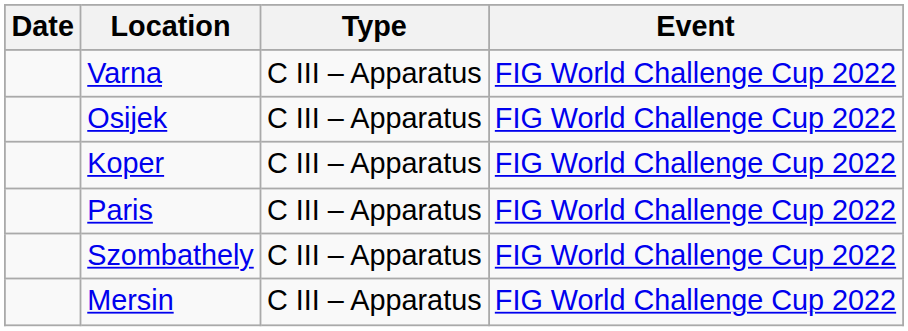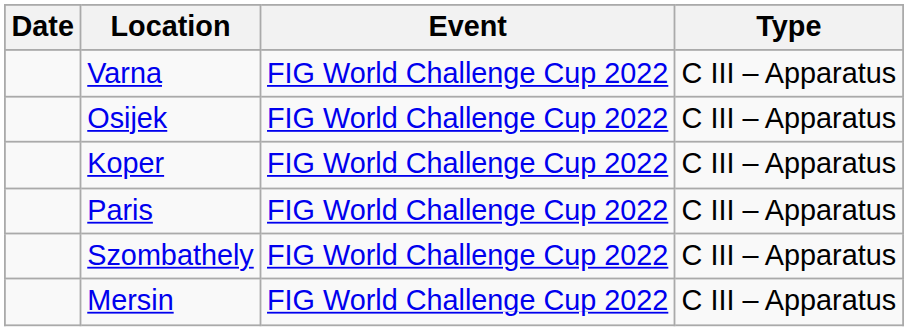columns swapped: (695, 27) <-> (374, 27)
